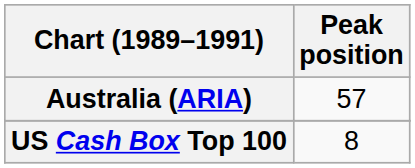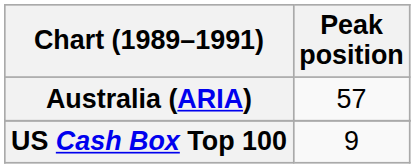(352, 141) 8 -> (352, 141) 9
